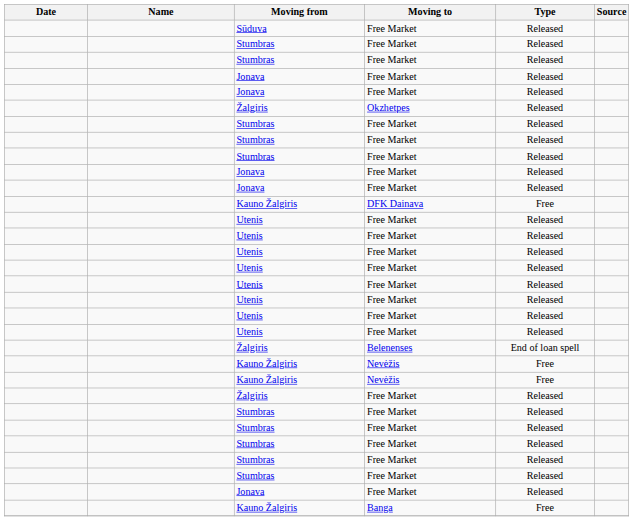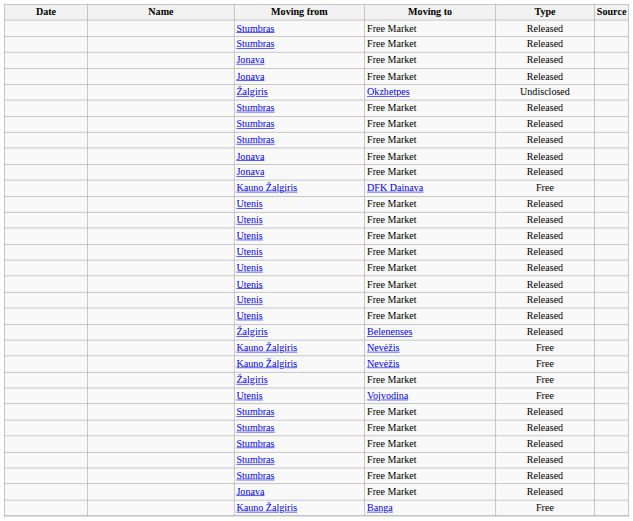- row: (252, 28)
(545, 108) Released -> (545, 92) Undisclosed
(545, 348) End of loan spell -> (545, 332) Released
(545, 396) Released -> (545, 380) Free
+ row: (250, 396)
